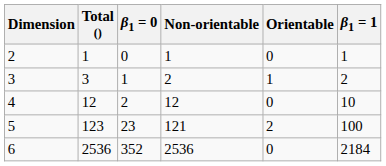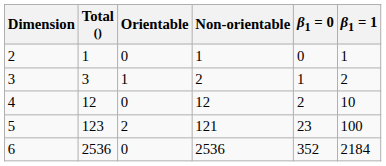columns swapped: (300, 24) <-> (139, 24)
